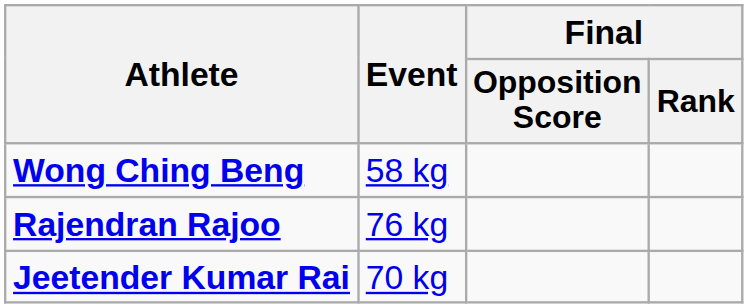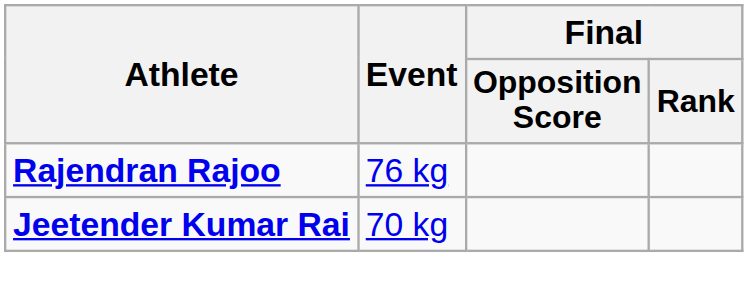- row: (159, 171)
